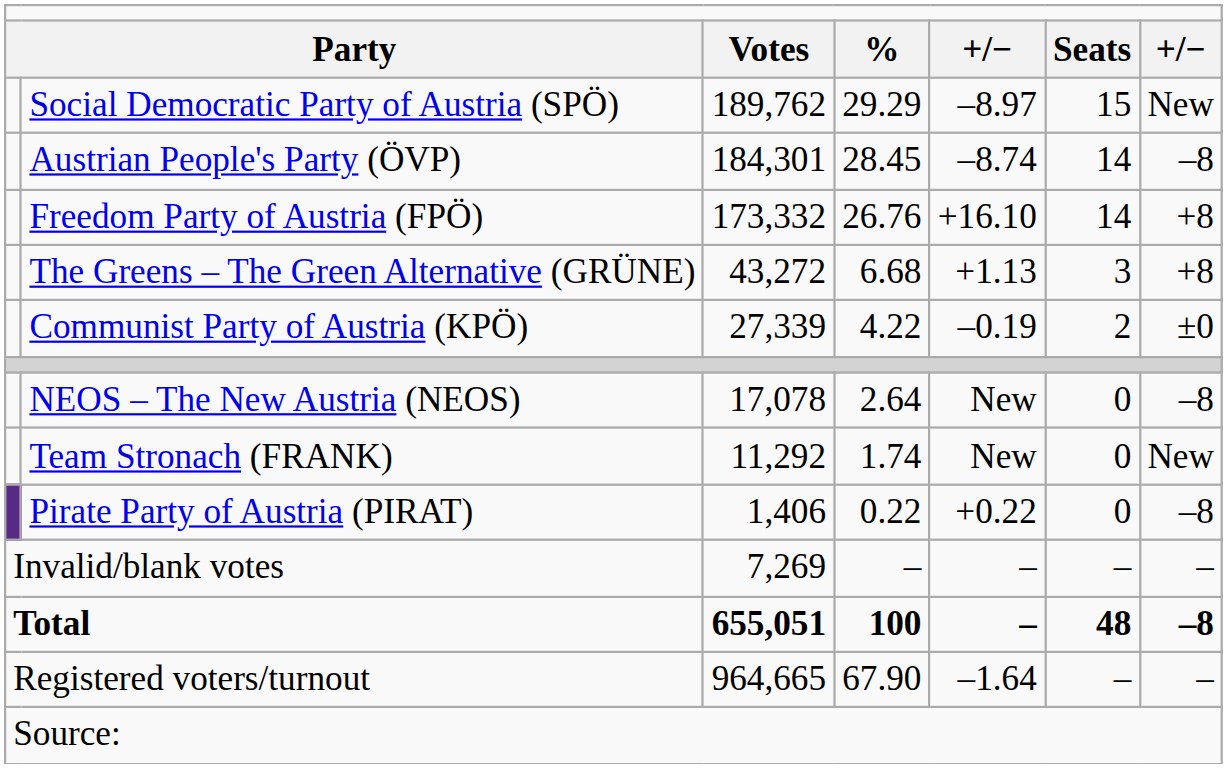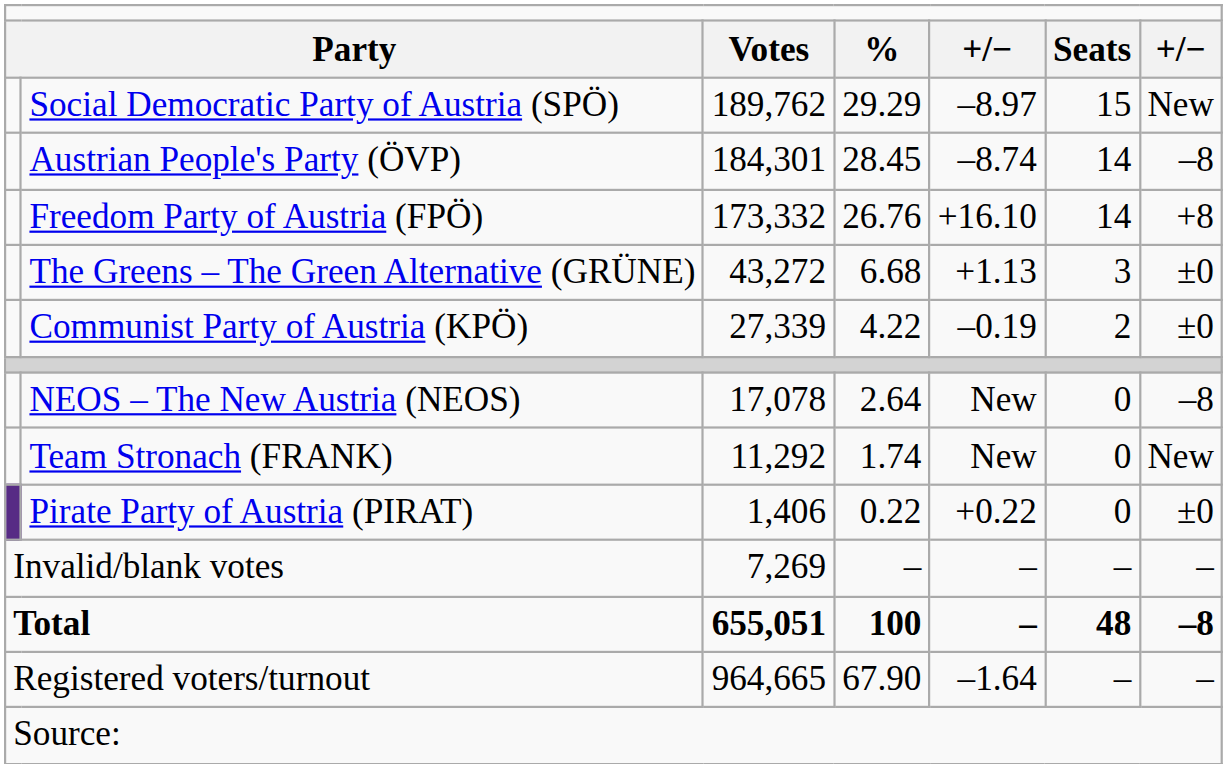(1195, 271) +8 -> (1195, 271) ±0
(1196, 511) –8 -> (1195, 511) ±0
